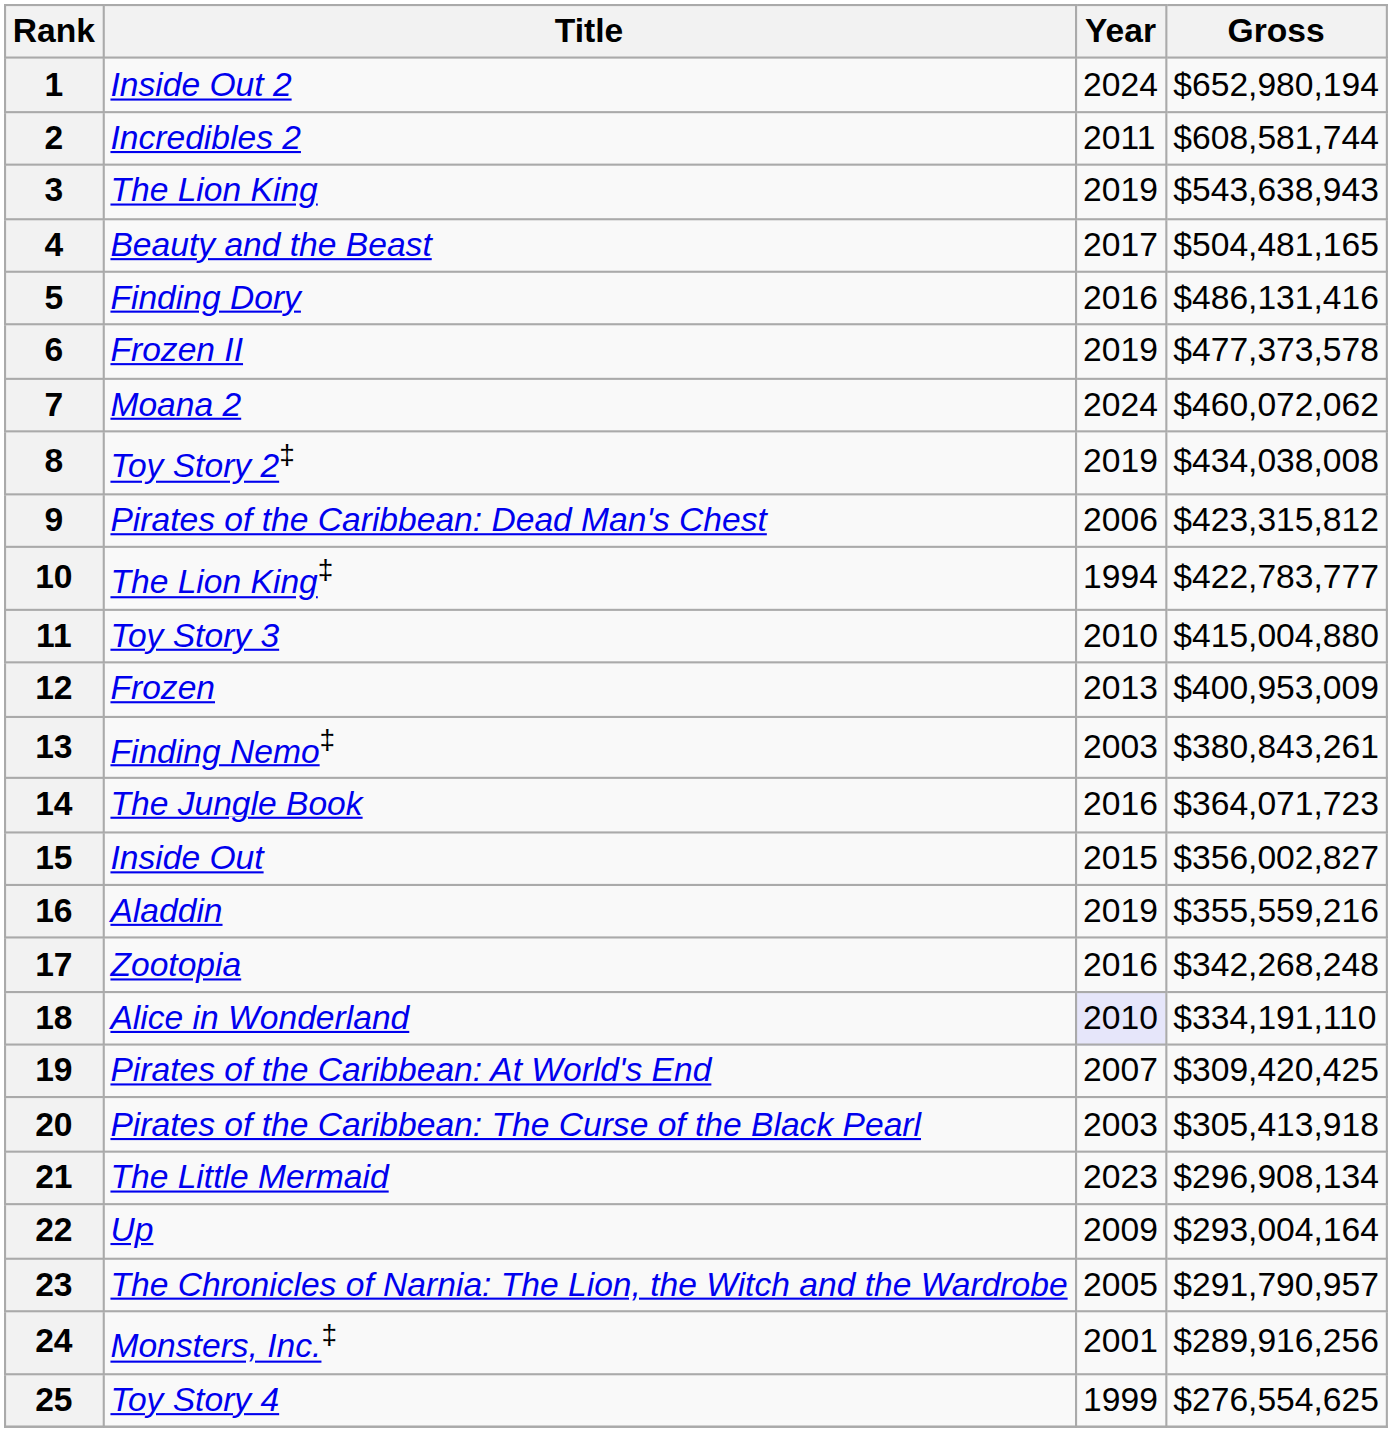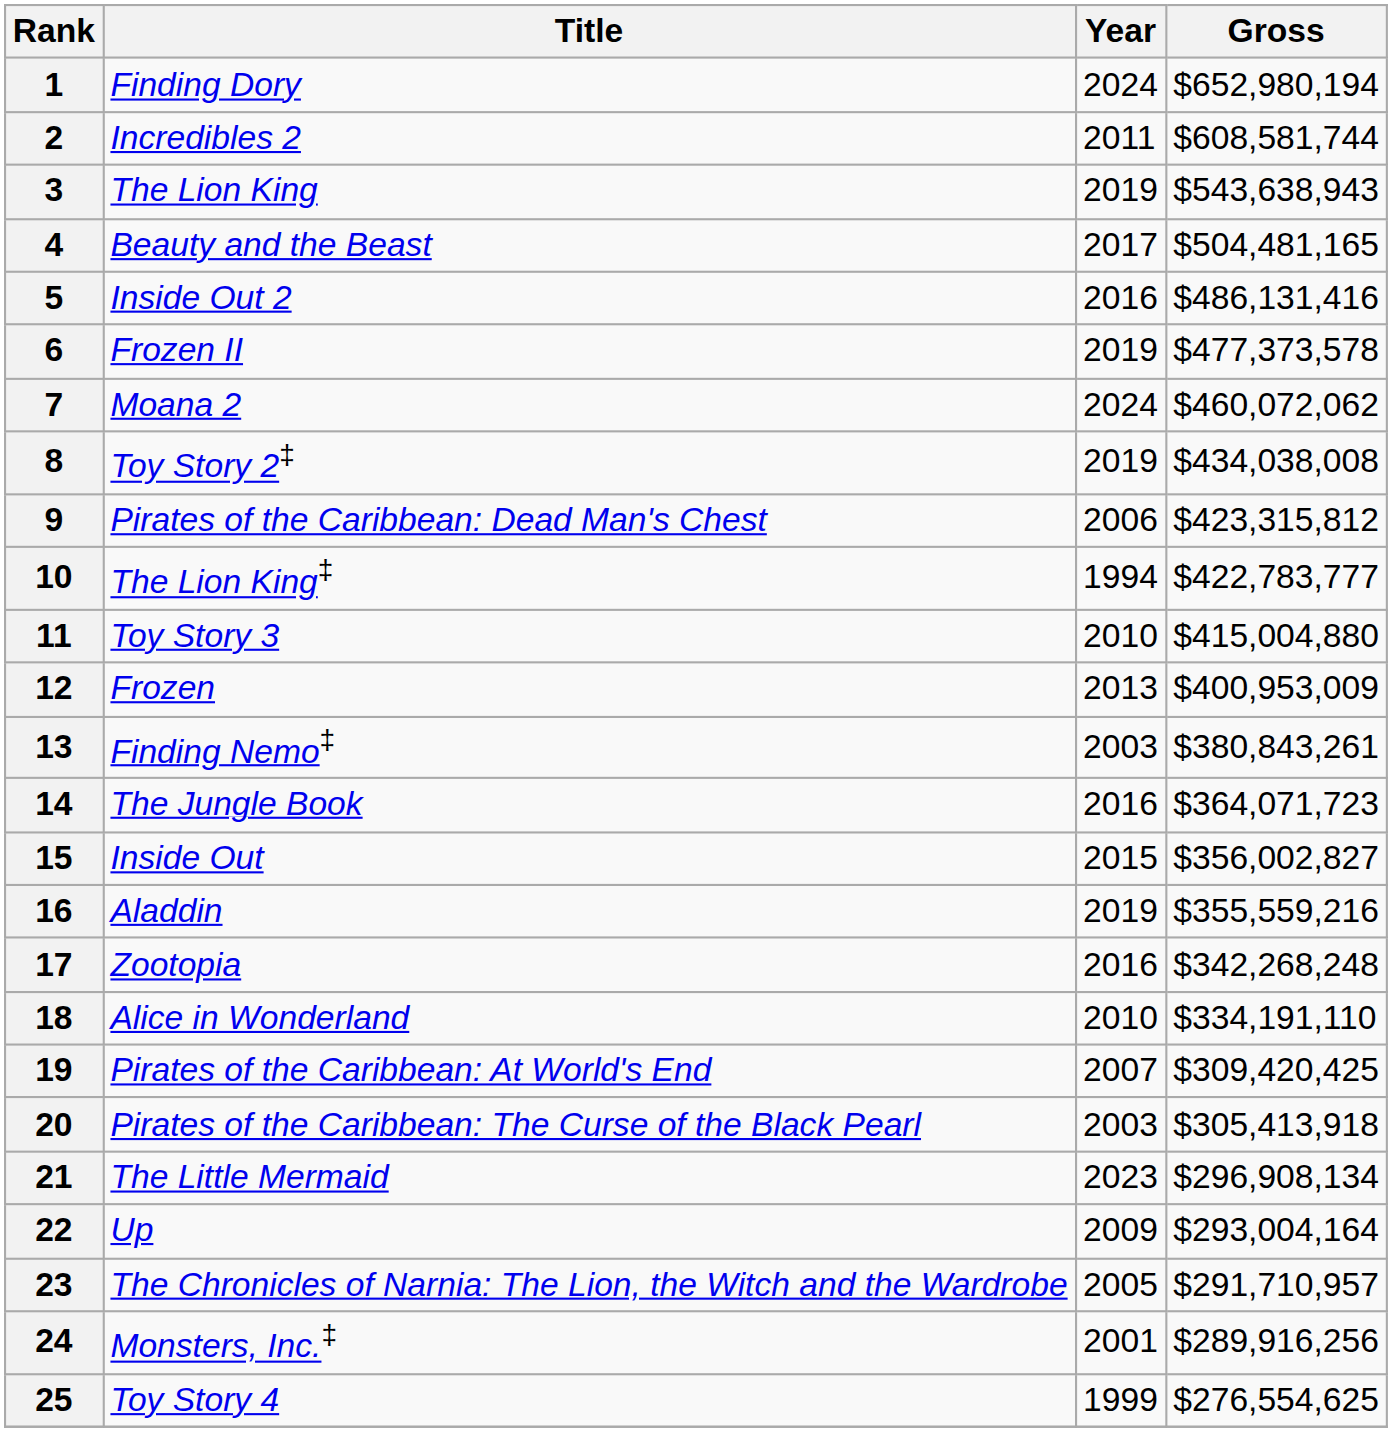(201, 84) Inside Out 2 -> (206, 84) Finding Dory
(206, 297) Finding Dory -> (201, 297) Inside Out 2
(1120, 1017) lavender background -> (1120, 1017) no background
(1276, 1284) $291,790,957 -> (1276, 1284) $291,710,957
